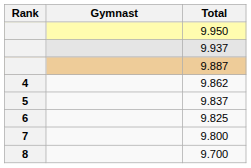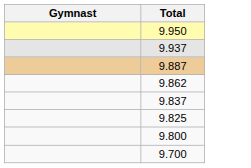- column: (25, 13)
